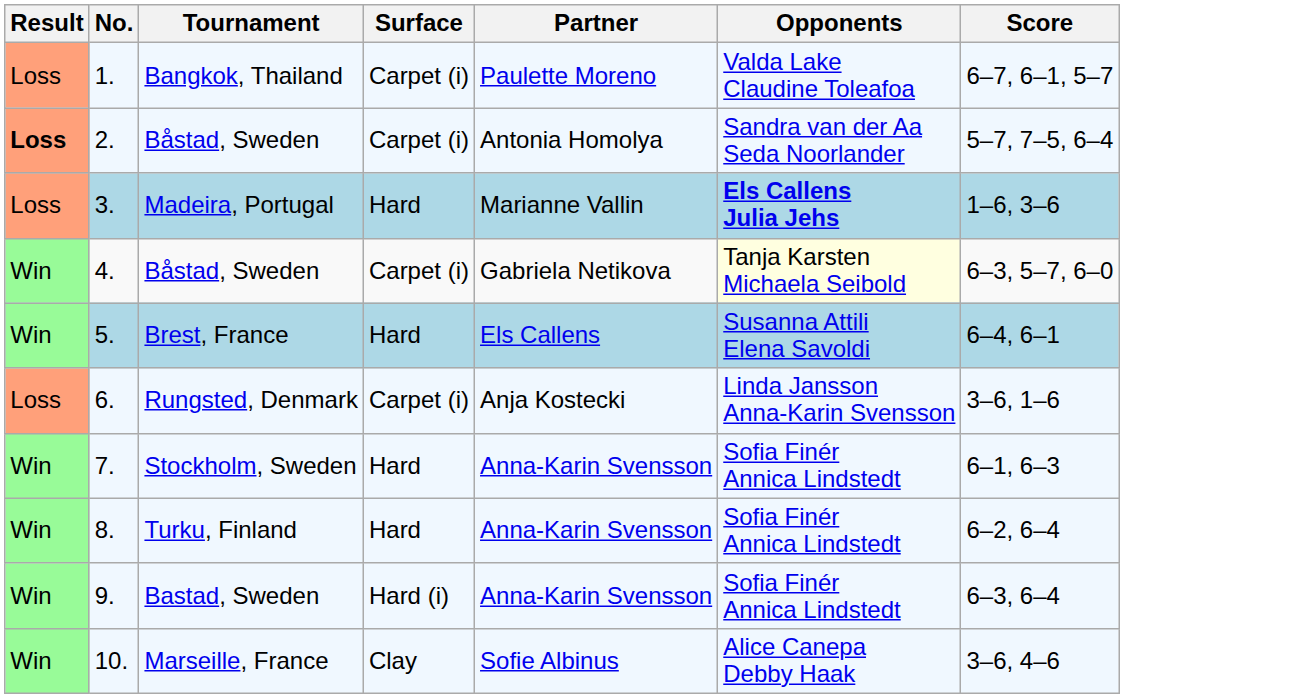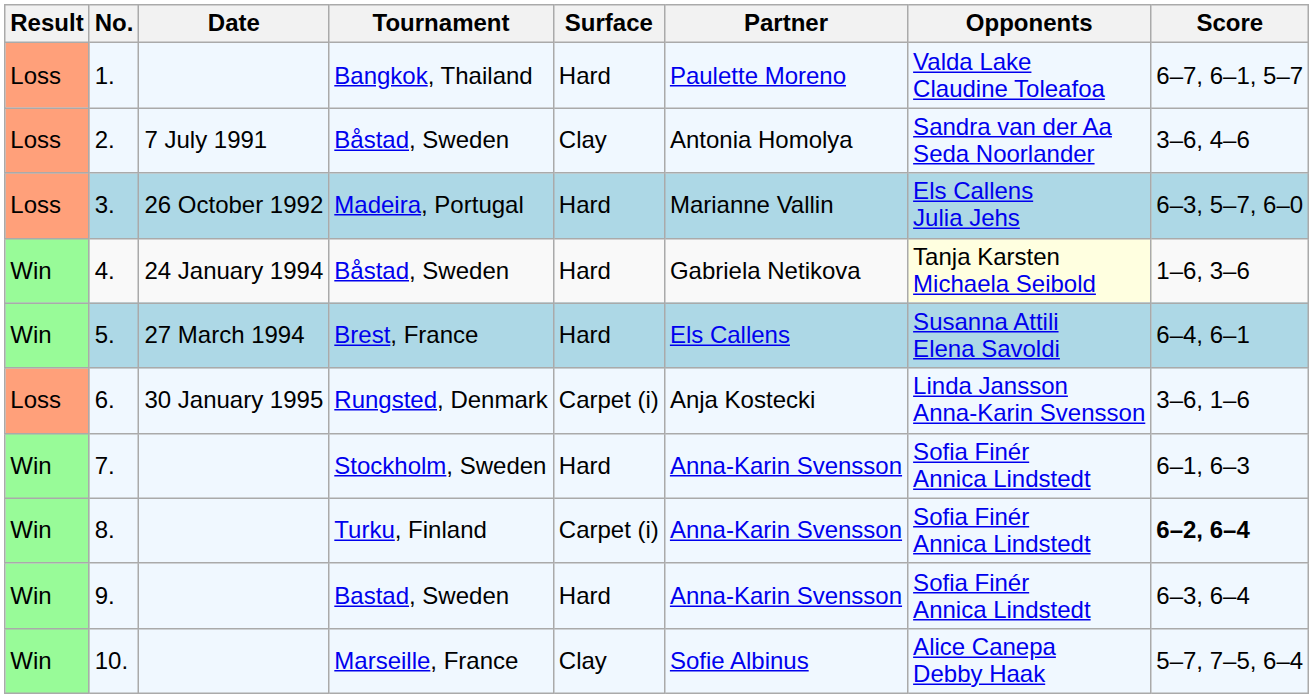+ column: (234, 23)
(419, 75) Carpet (i) -> (585, 75) Hard
(38, 140) bold -> (36, 140) normal
(419, 140) Carpet (i) -> (583, 140) Clay
(1040, 140) 5–7, 7–5, 6–4 -> (1203, 140) 3–6, 4–6
(787, 205) bold -> (973, 205) normal
(1013, 205) 1–6, 3–6 -> (1230, 205) 6–3, 5–7, 6–0
(419, 270) Carpet (i) -> (585, 270) Hard
(1040, 270) 6–3, 5–7, 6–0 -> (1203, 270) 1–6, 3–6
(395, 530) Hard -> (609, 530) Carpet (i)
(1013, 530) normal -> (1203, 530) bold
(409, 595) Hard (i) -> (585, 595) Hard
(1013, 660) 3–6, 4–6 -> (1230, 660) 5–7, 7–5, 6–4
